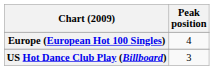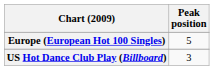(189, 40) 4 -> (189, 40) 5
